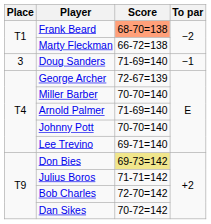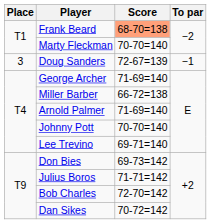(142, 45) 66-72=138 -> (142, 45) 70-70=140
(142, 62) 71-69=140 -> (142, 62) 72-67=139
(142, 78) 72-67=139 -> (142, 78) 71-69=140
(142, 95) 70-70=140 -> (142, 95) 66-72=138
(142, 161) khaki background -> (142, 161) no background
